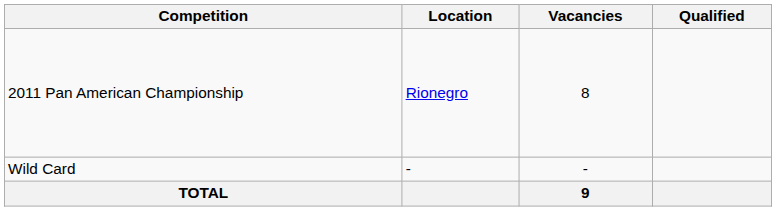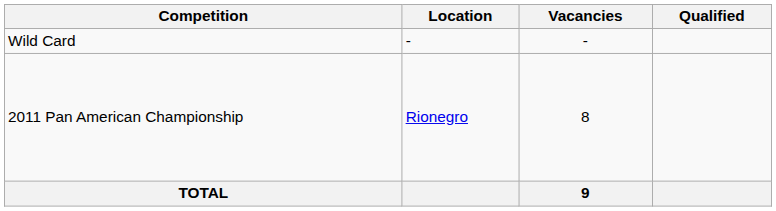rows swapped: (126, 92) <-> (42, 169)
